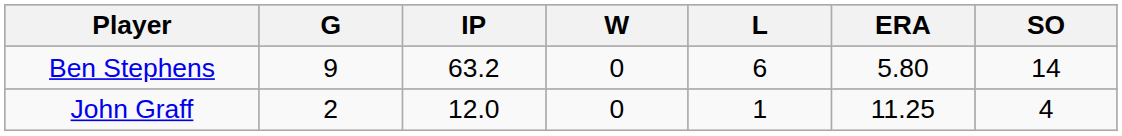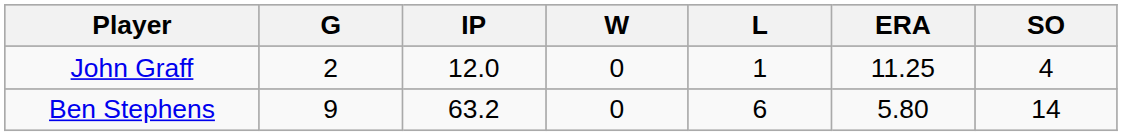rows swapped: (132, 67) <-> (132, 109)
